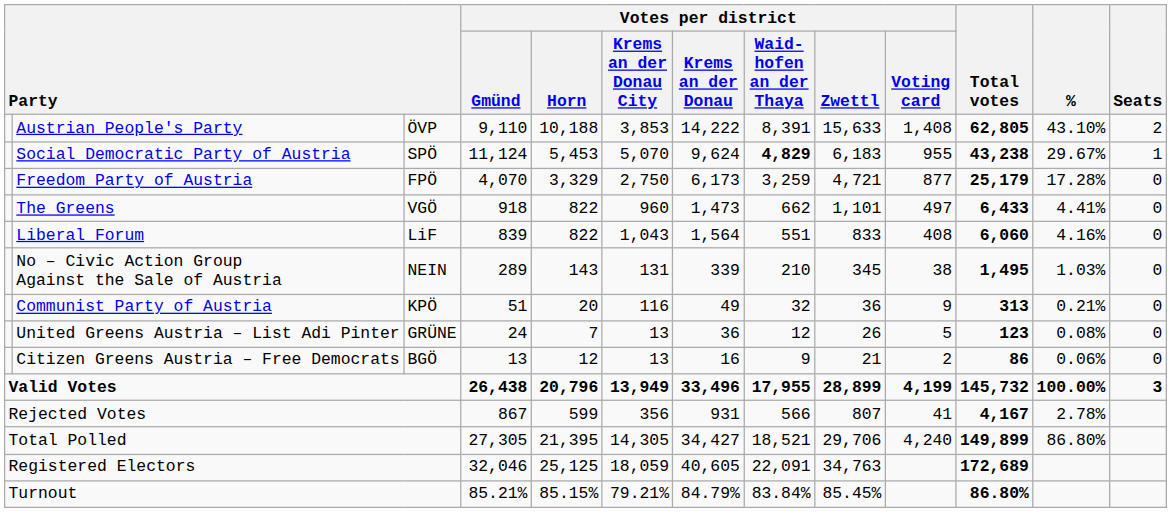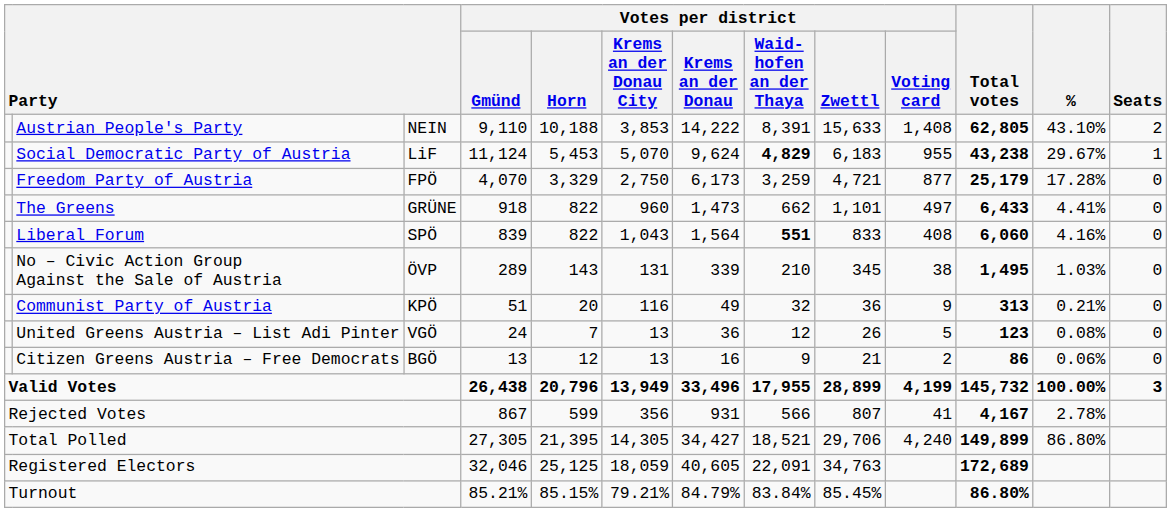(422, 128) ÖVP -> (427, 128) NEIN
(422, 155) SPÖ -> (422, 155) LiF
(422, 208) VGÖ -> (432, 208) GRÜNE
(422, 235) LiF -> (422, 235) SPÖ
(796, 235) normal -> (796, 235) bold
(427, 271) NEIN -> (422, 271) ÖVP
(432, 334) GRÜNE -> (422, 334) VGÖ
